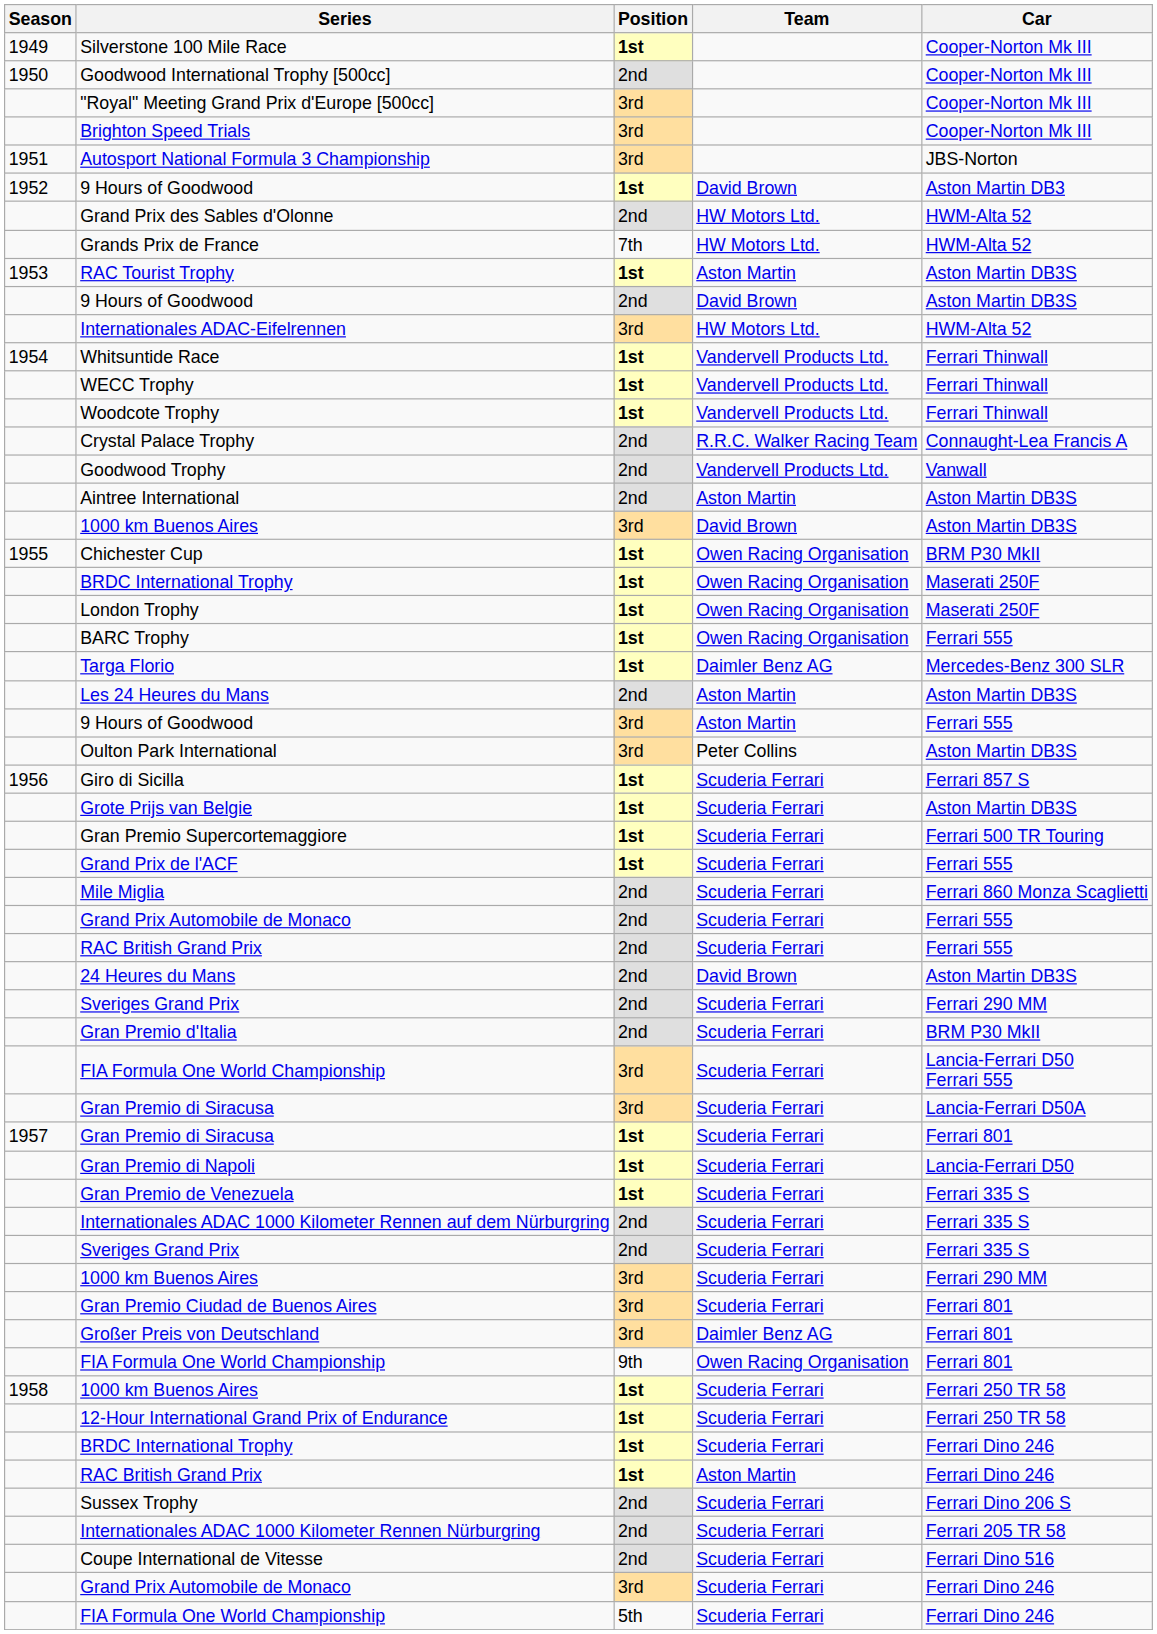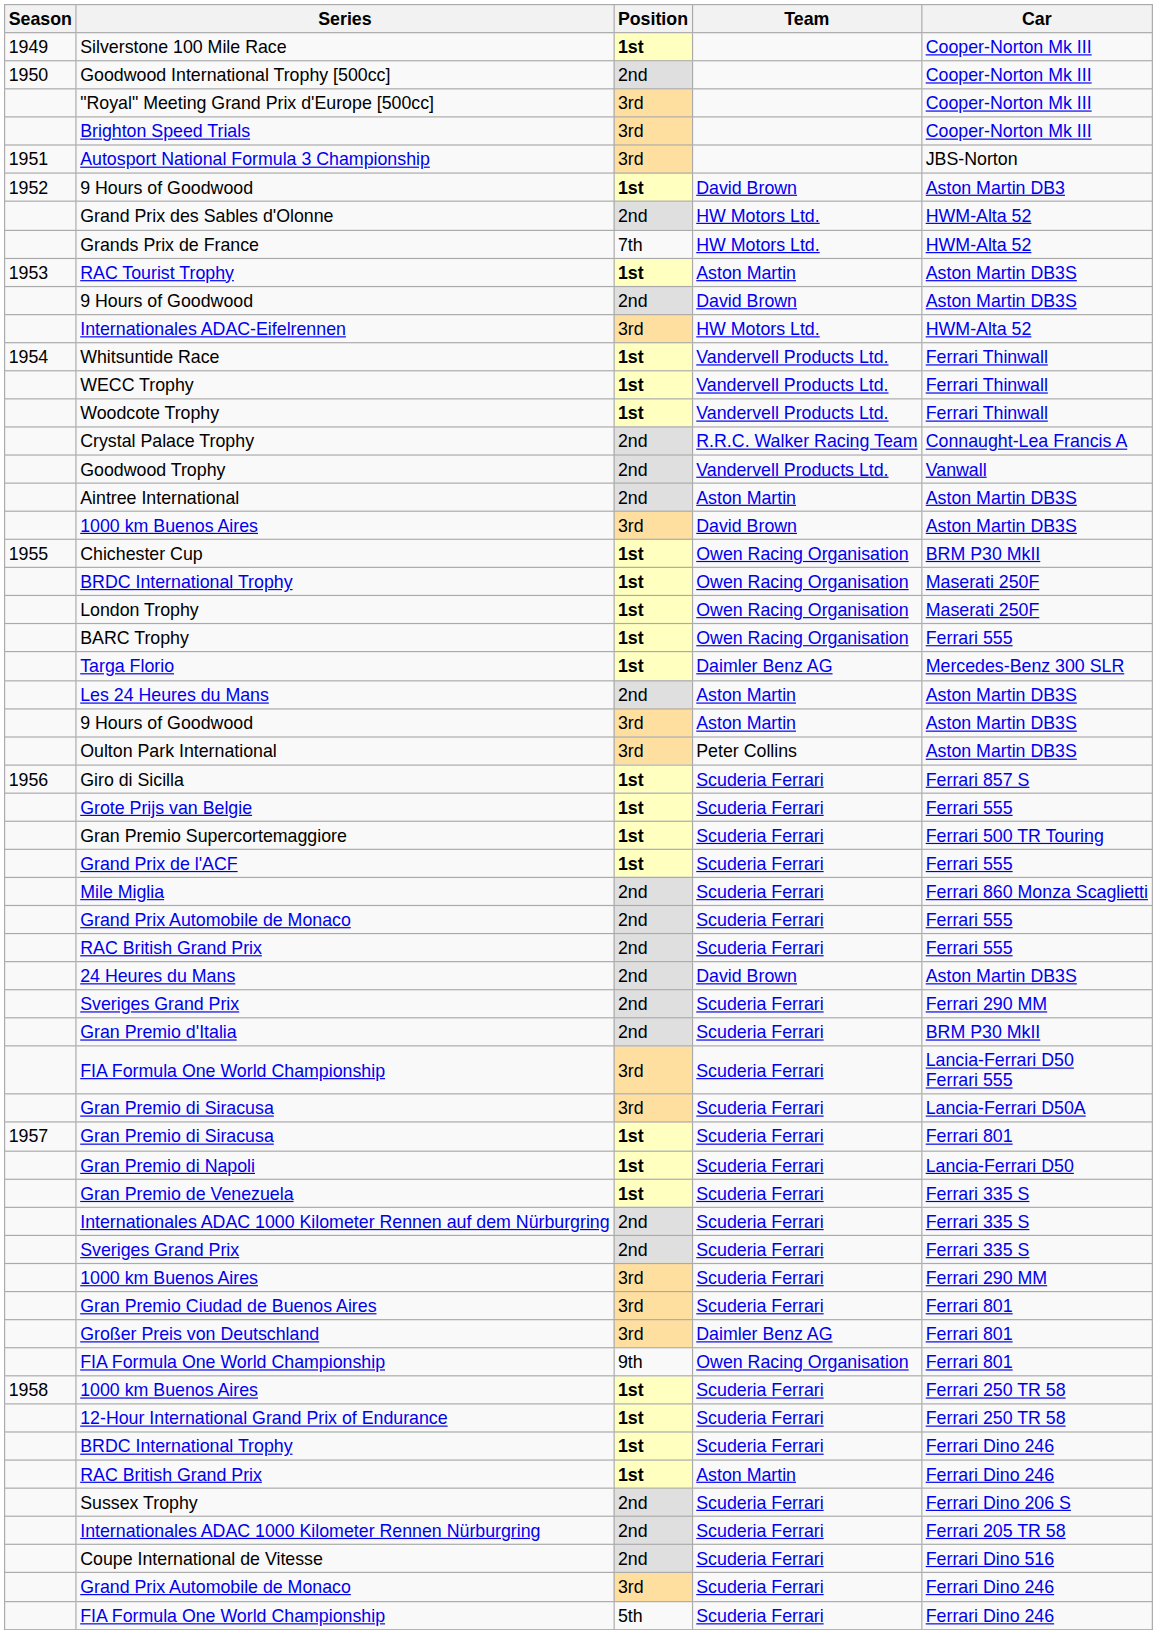(969, 723) Ferrari 555 -> (1001, 723) Aston Martin DB3S
(1001, 807) Aston Martin DB3S -> (969, 807) Ferrari 555
